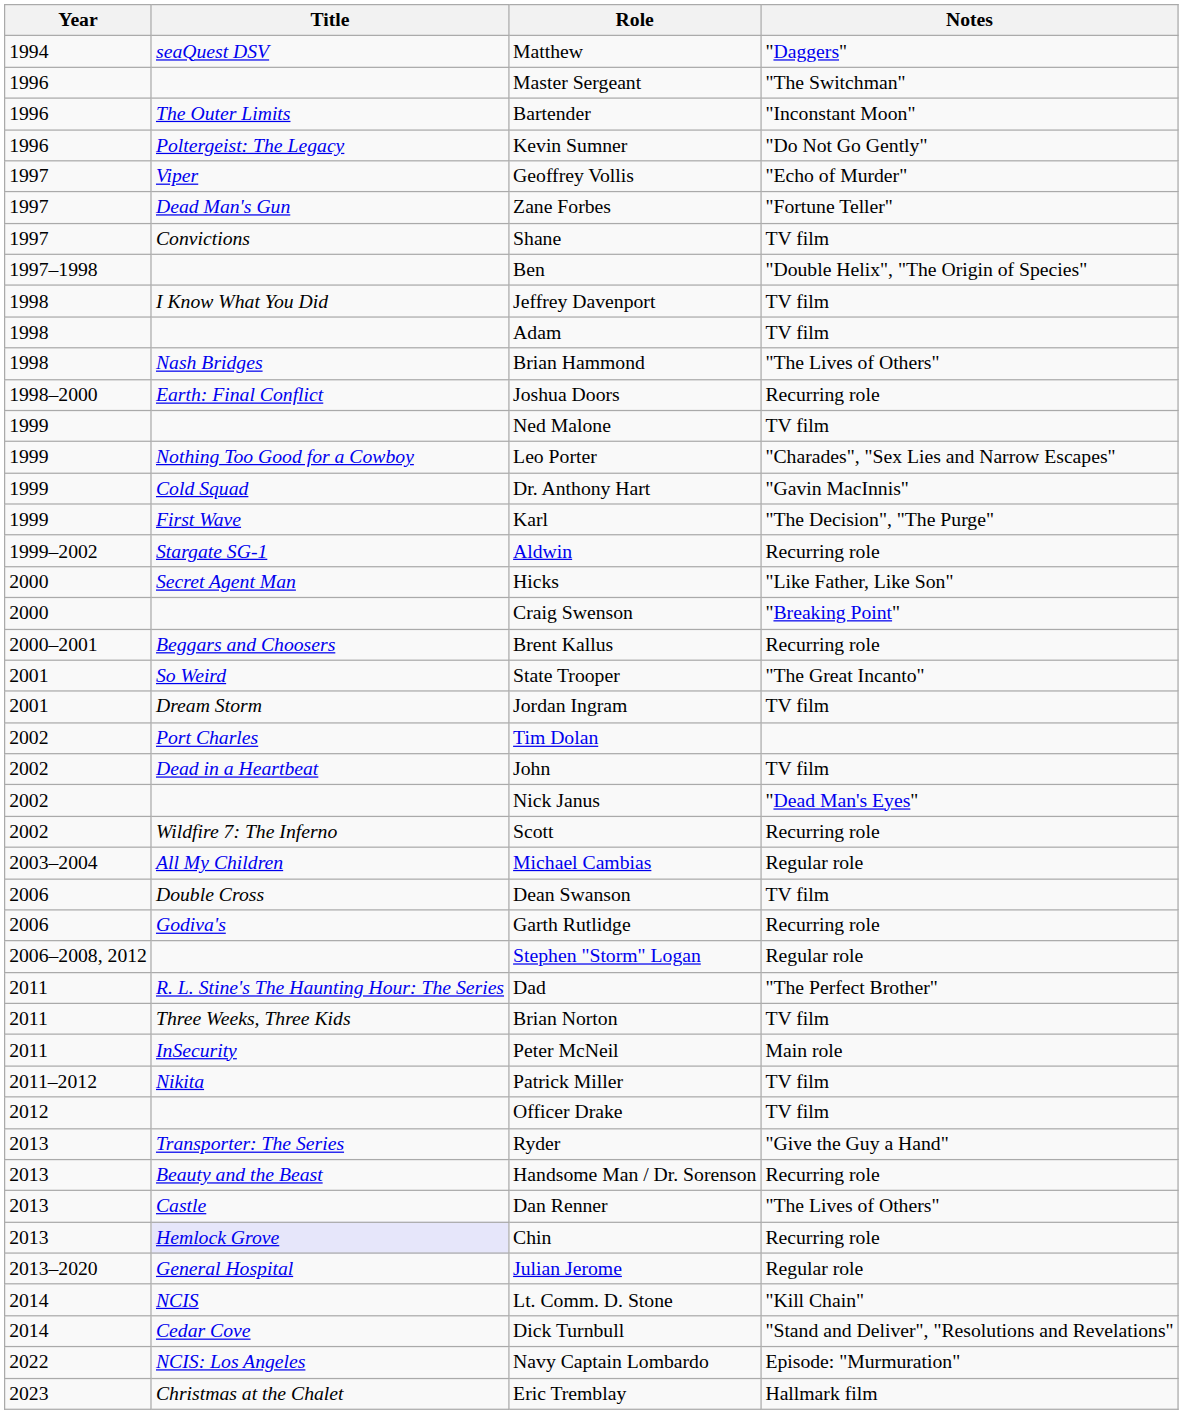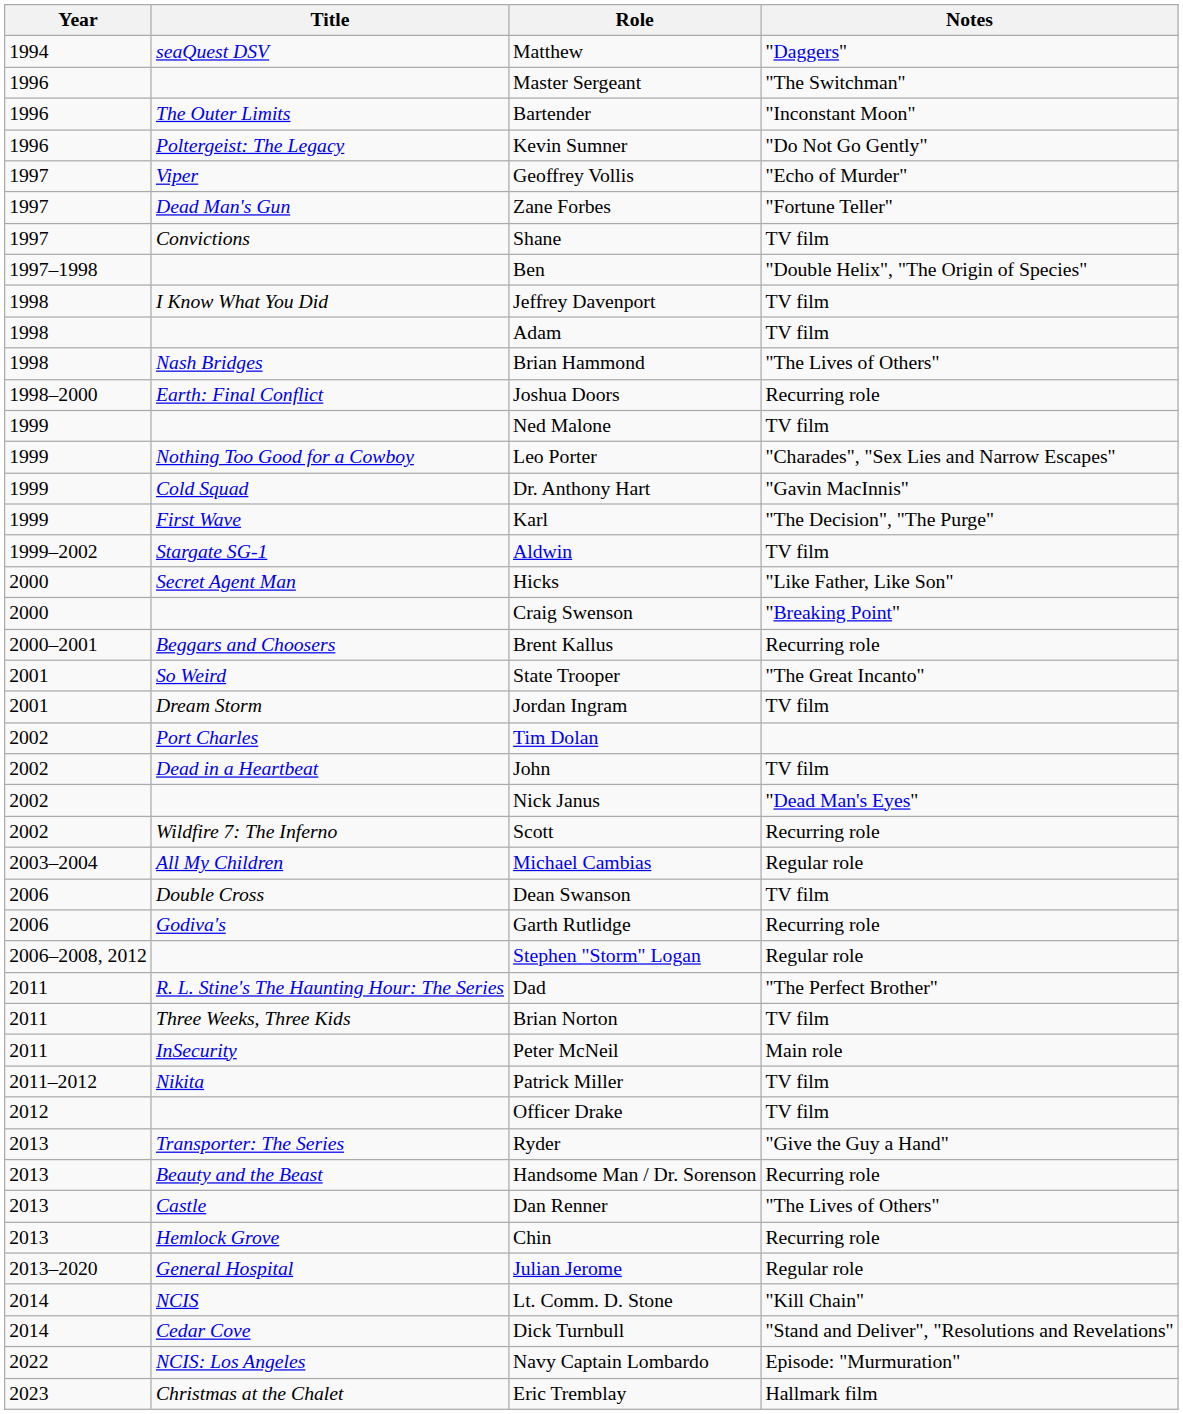(823, 550) Recurring role -> (797, 550) TV film
(218, 1237) lavender background -> (218, 1237) no background
